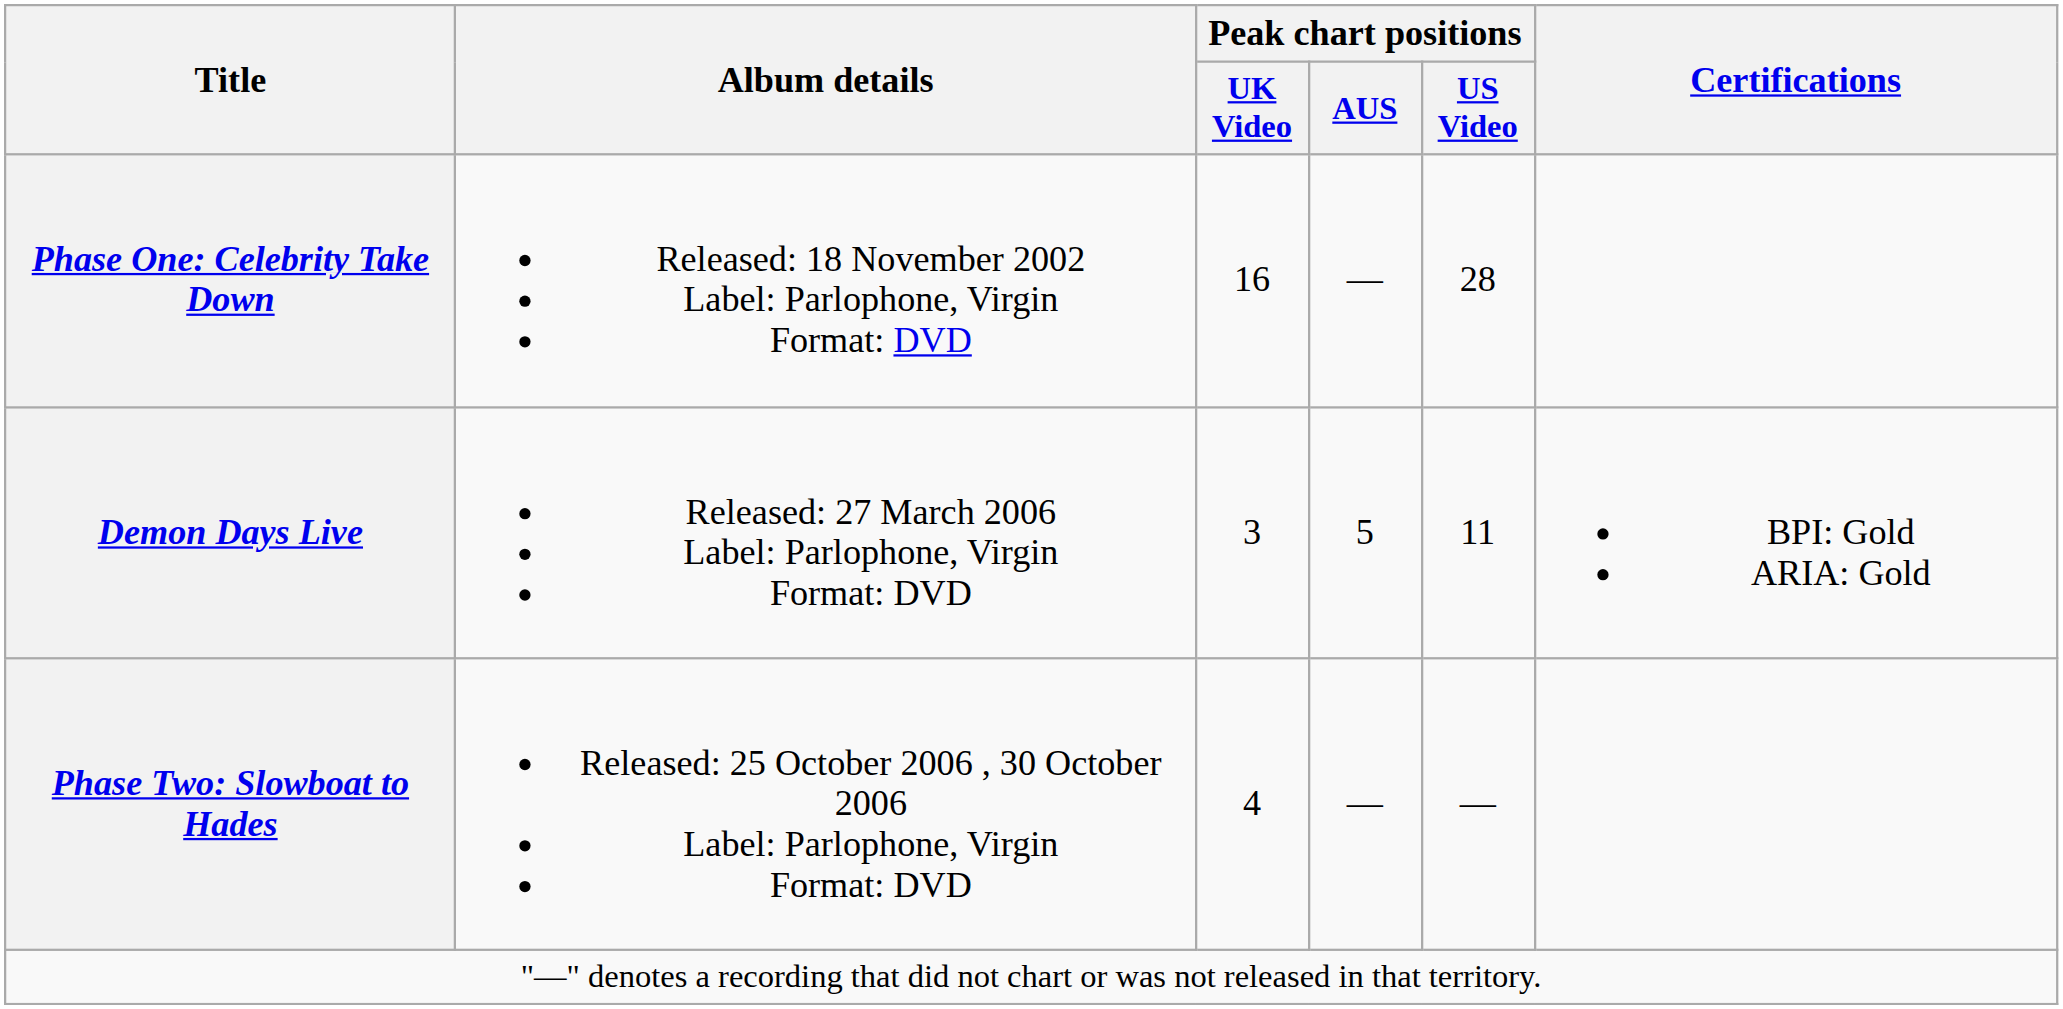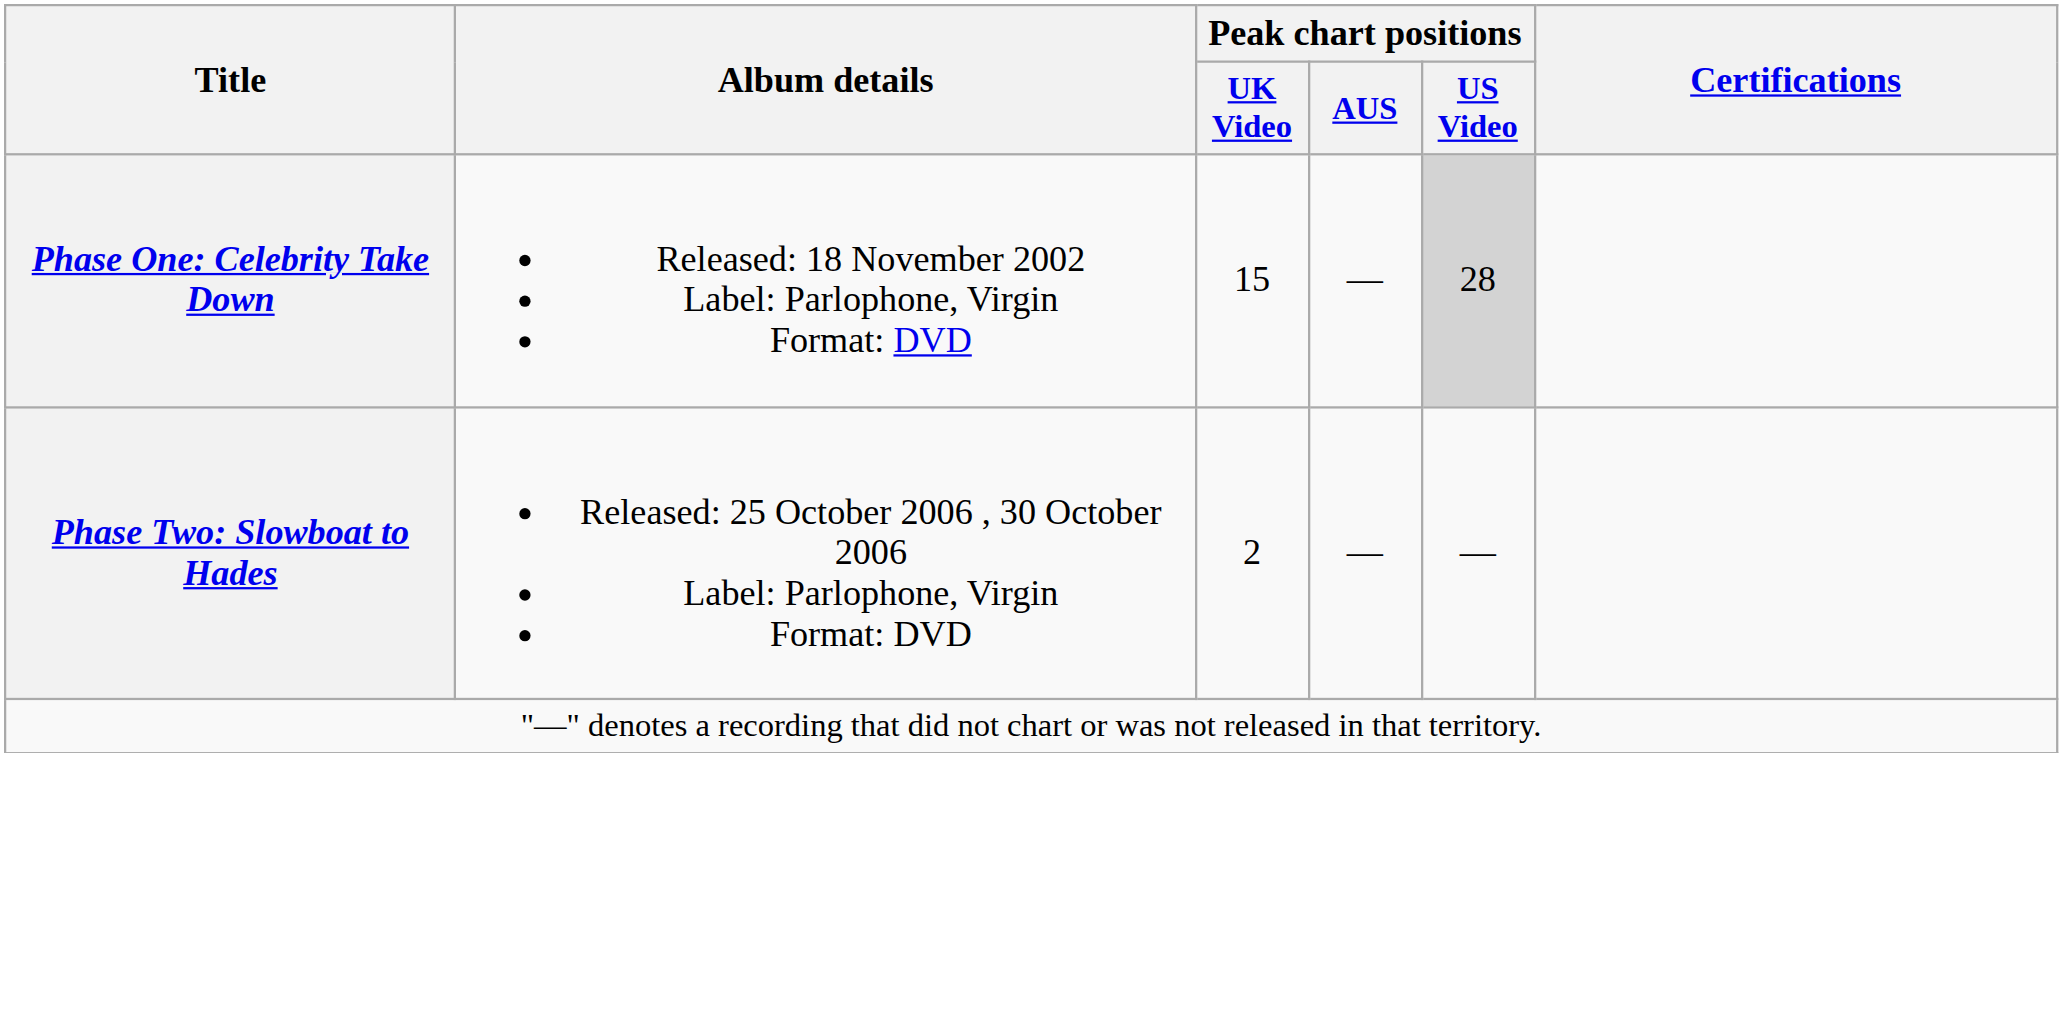(1252, 279) 16 -> (1252, 279) 15
(1478, 279) no background -> (1478, 279) lightgrey background
- row: (230, 531)
(1252, 803) 4 -> (1252, 551) 2
